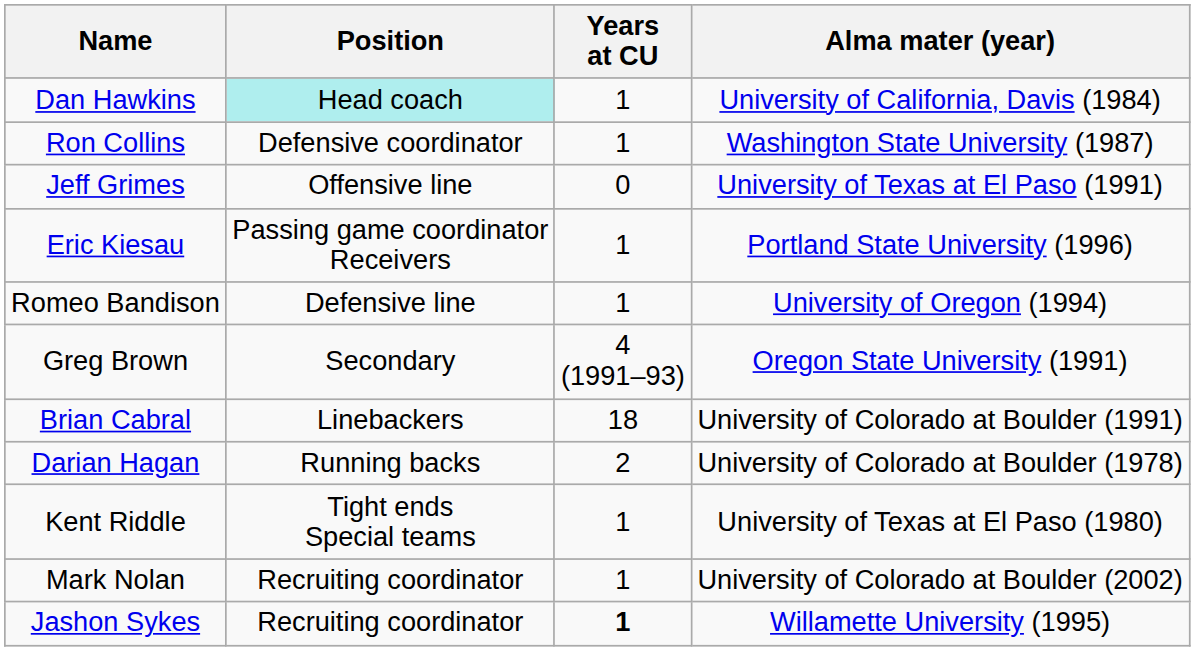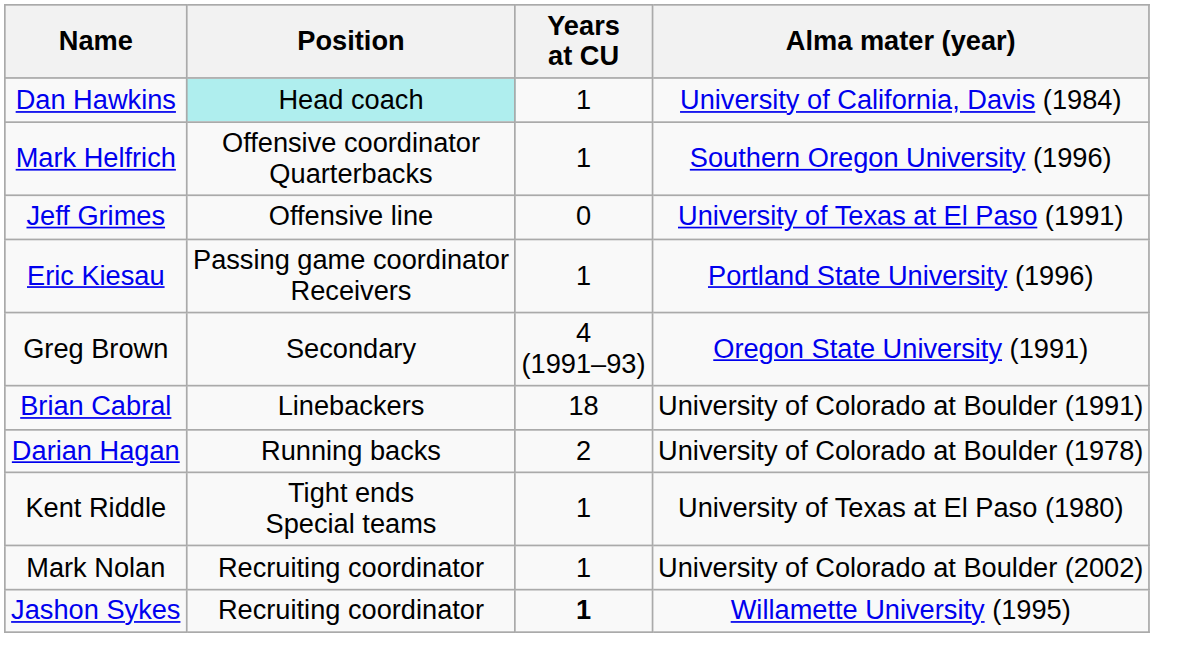- row: (115, 142)
+ row: (96, 158)
- row: (115, 302)
